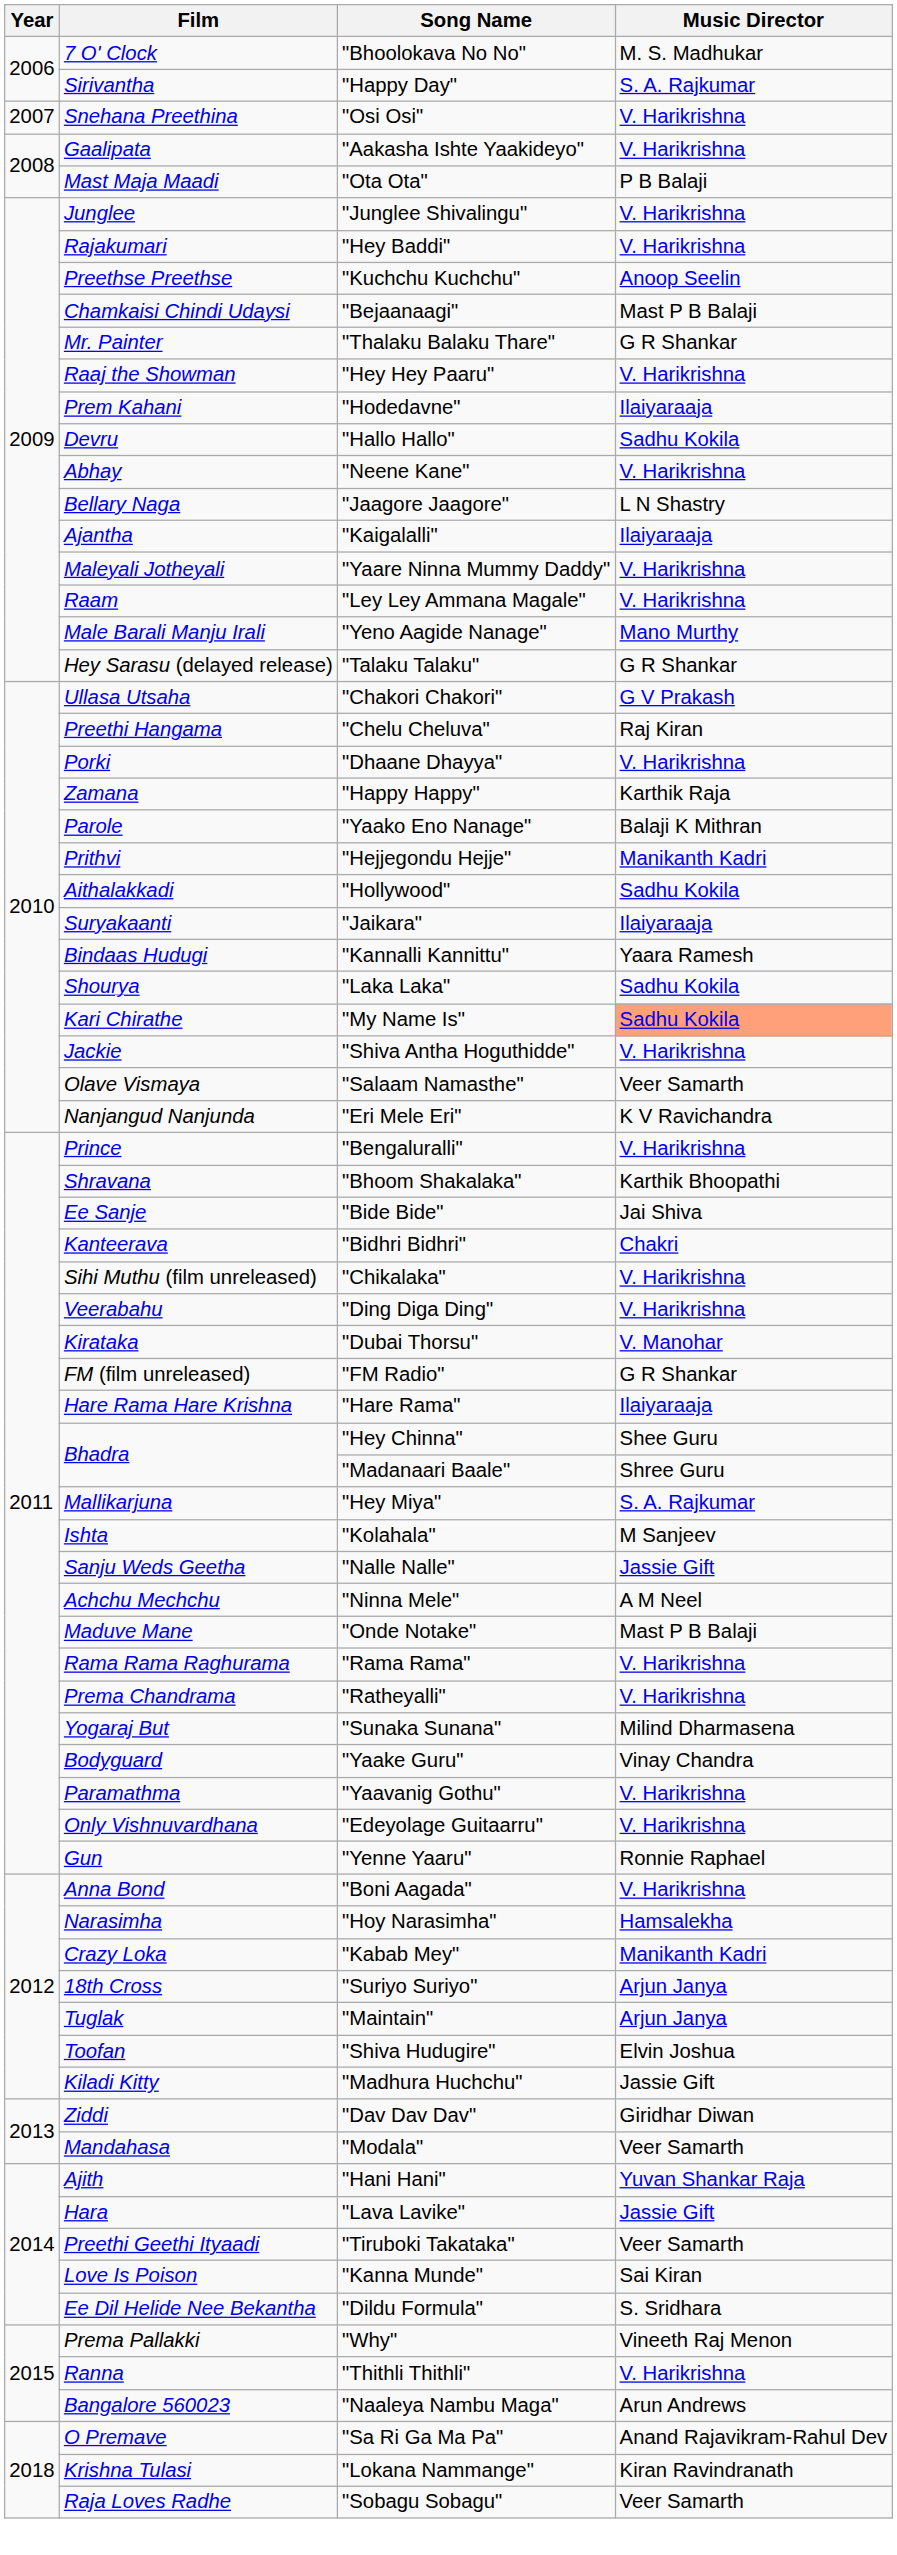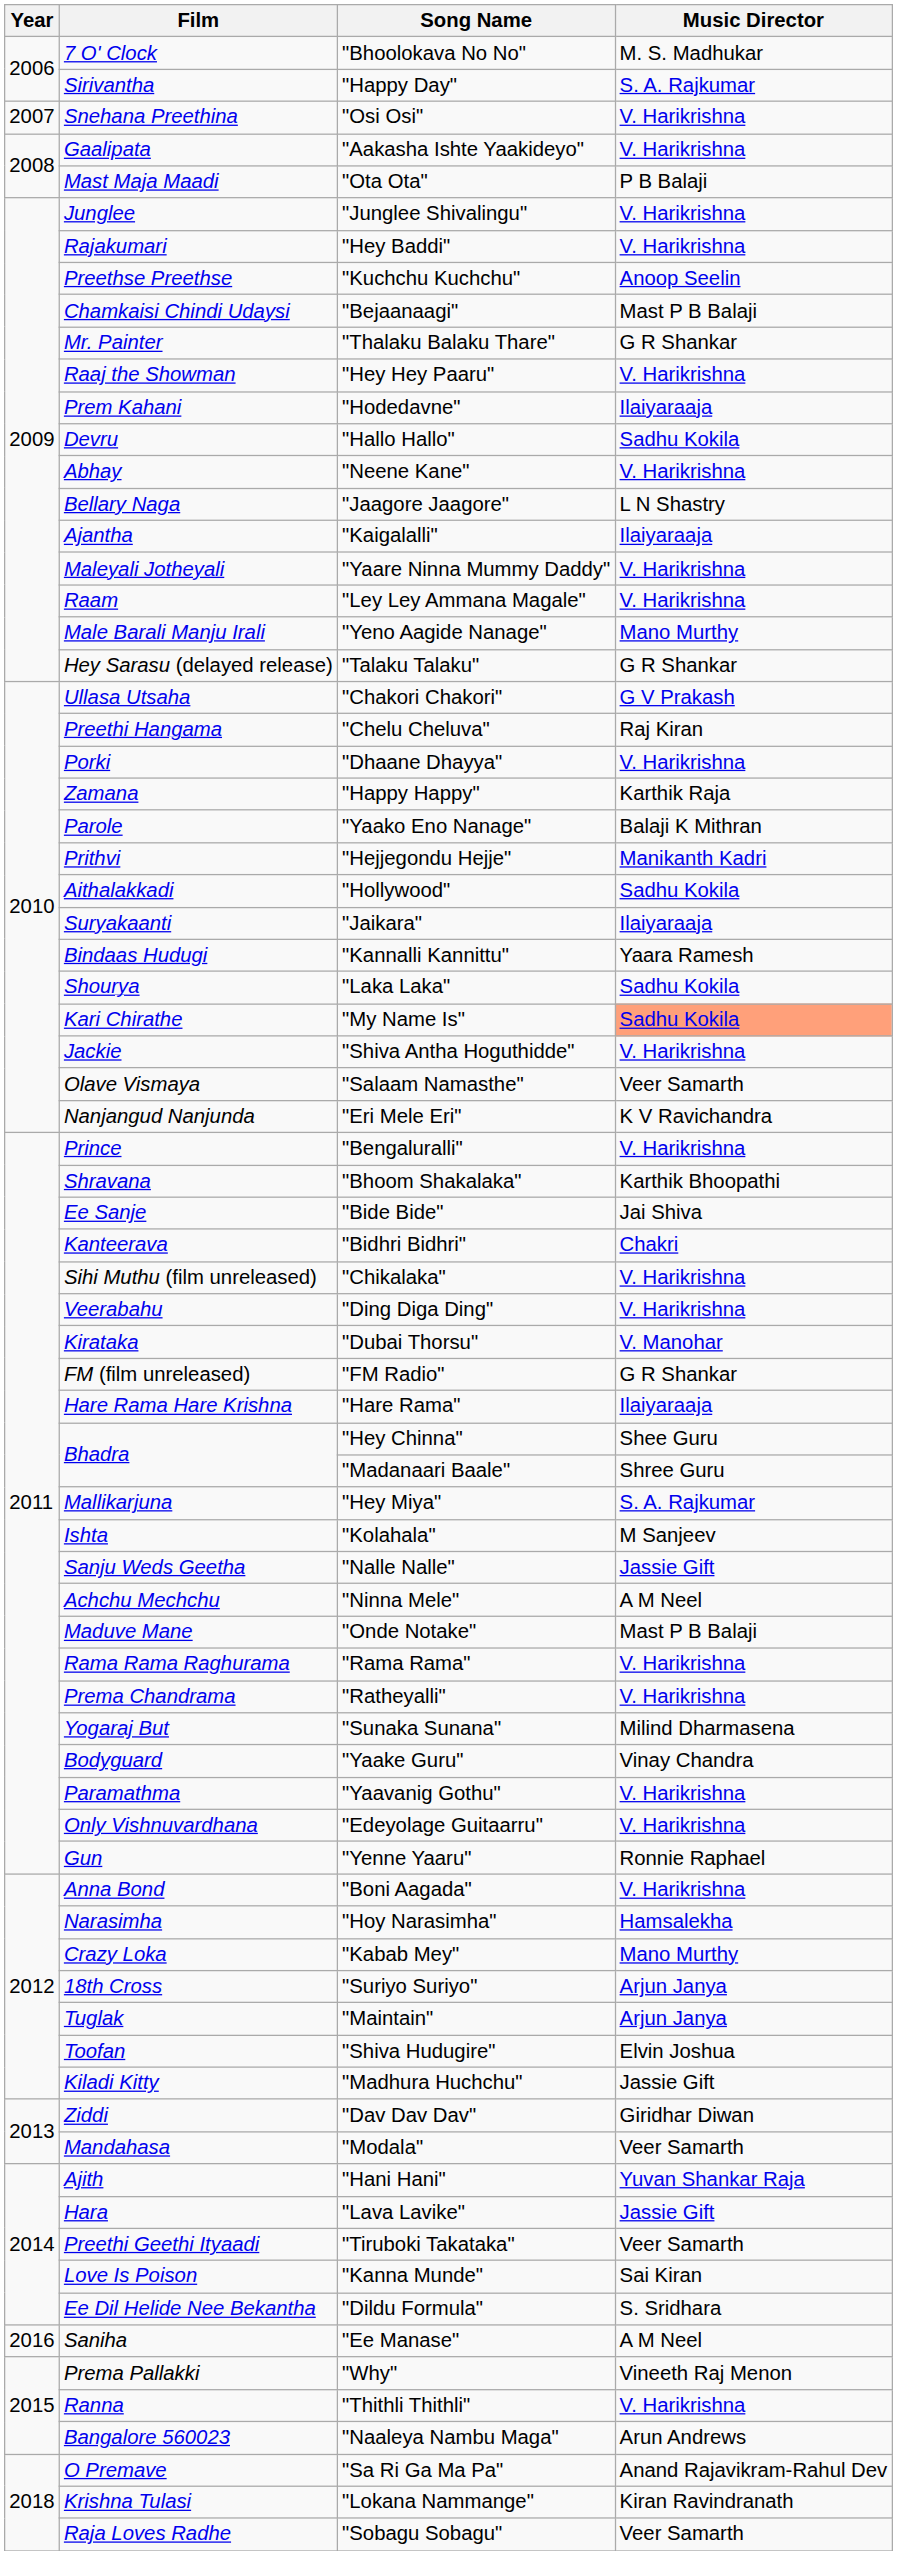(693, 1954) Manikanth Kadri -> (679, 1954) Mano Murthy
+ row: (401, 2340)
